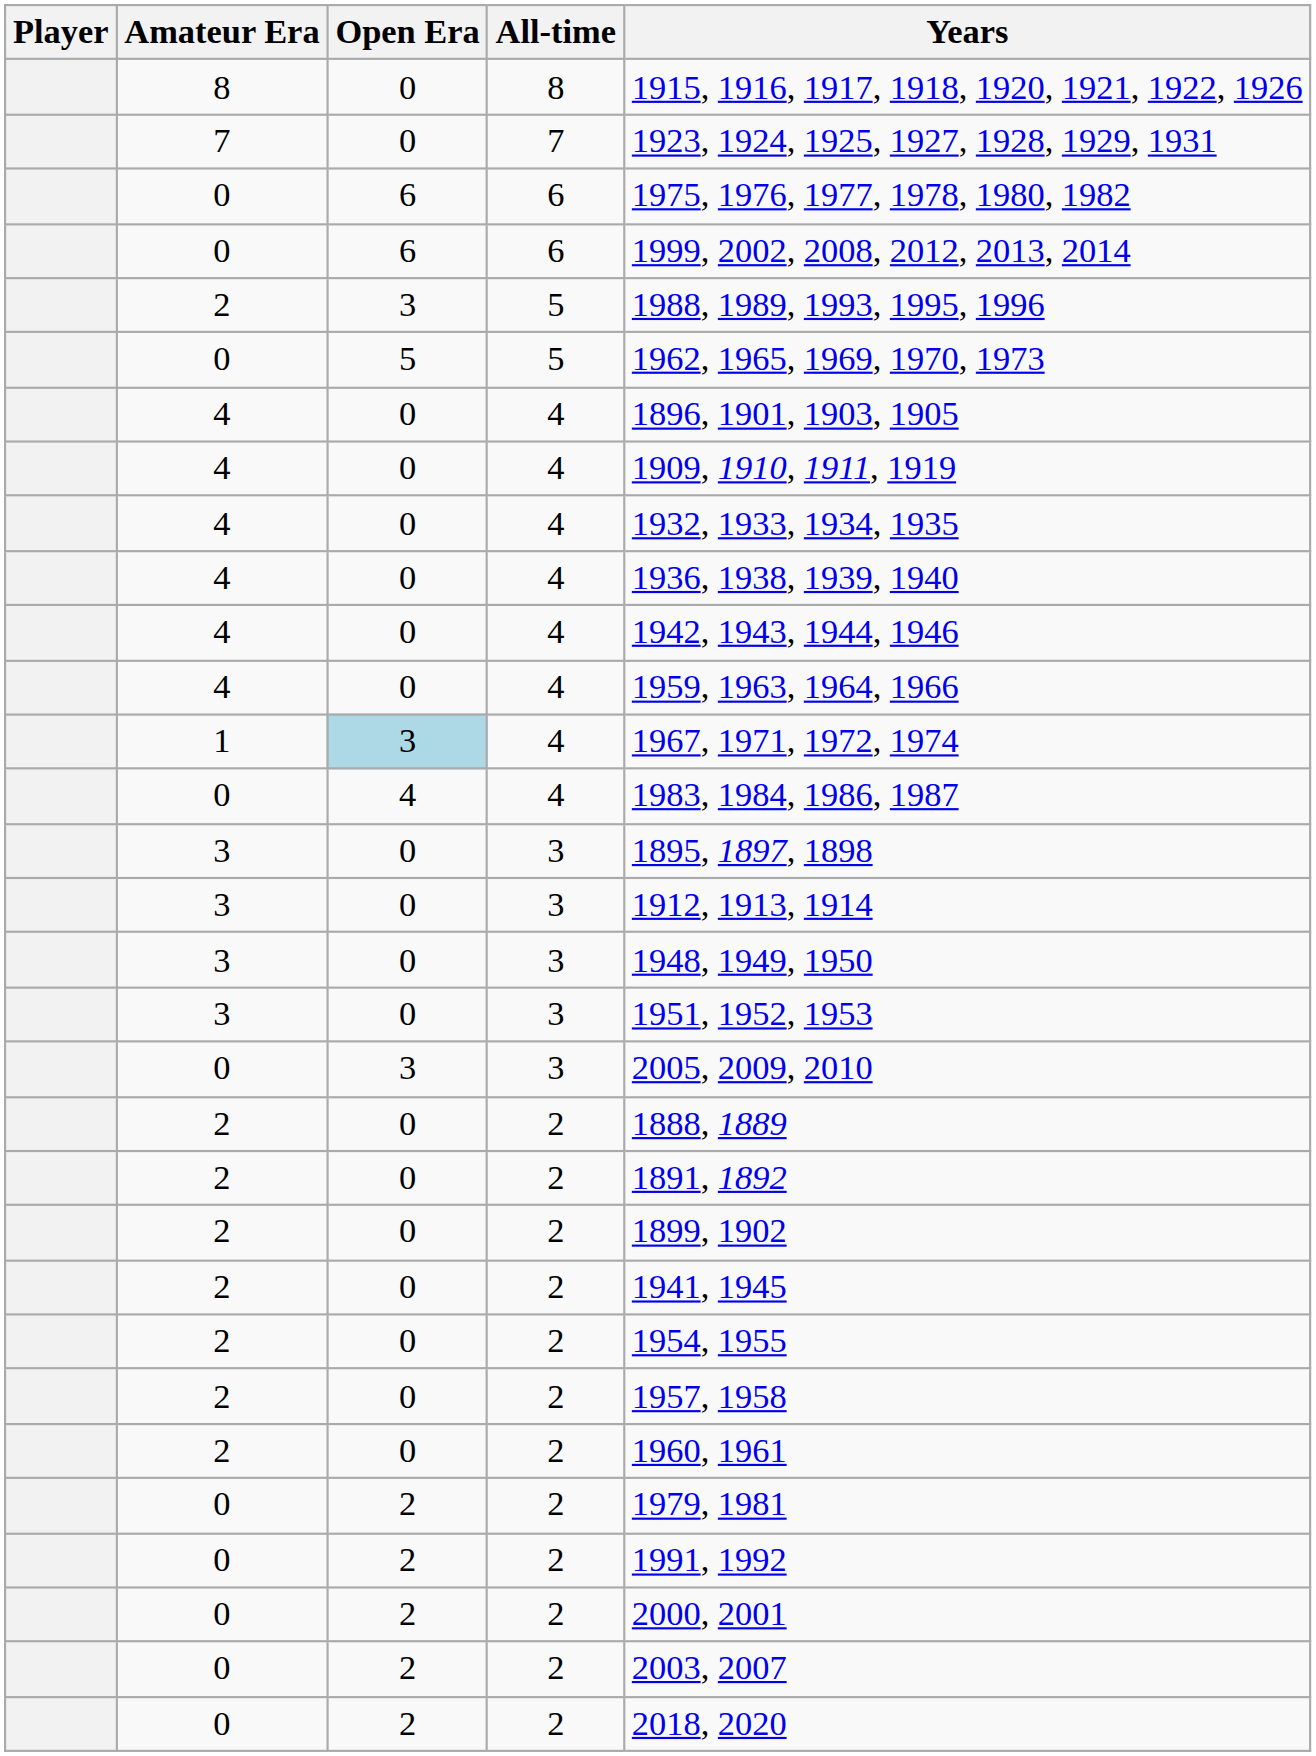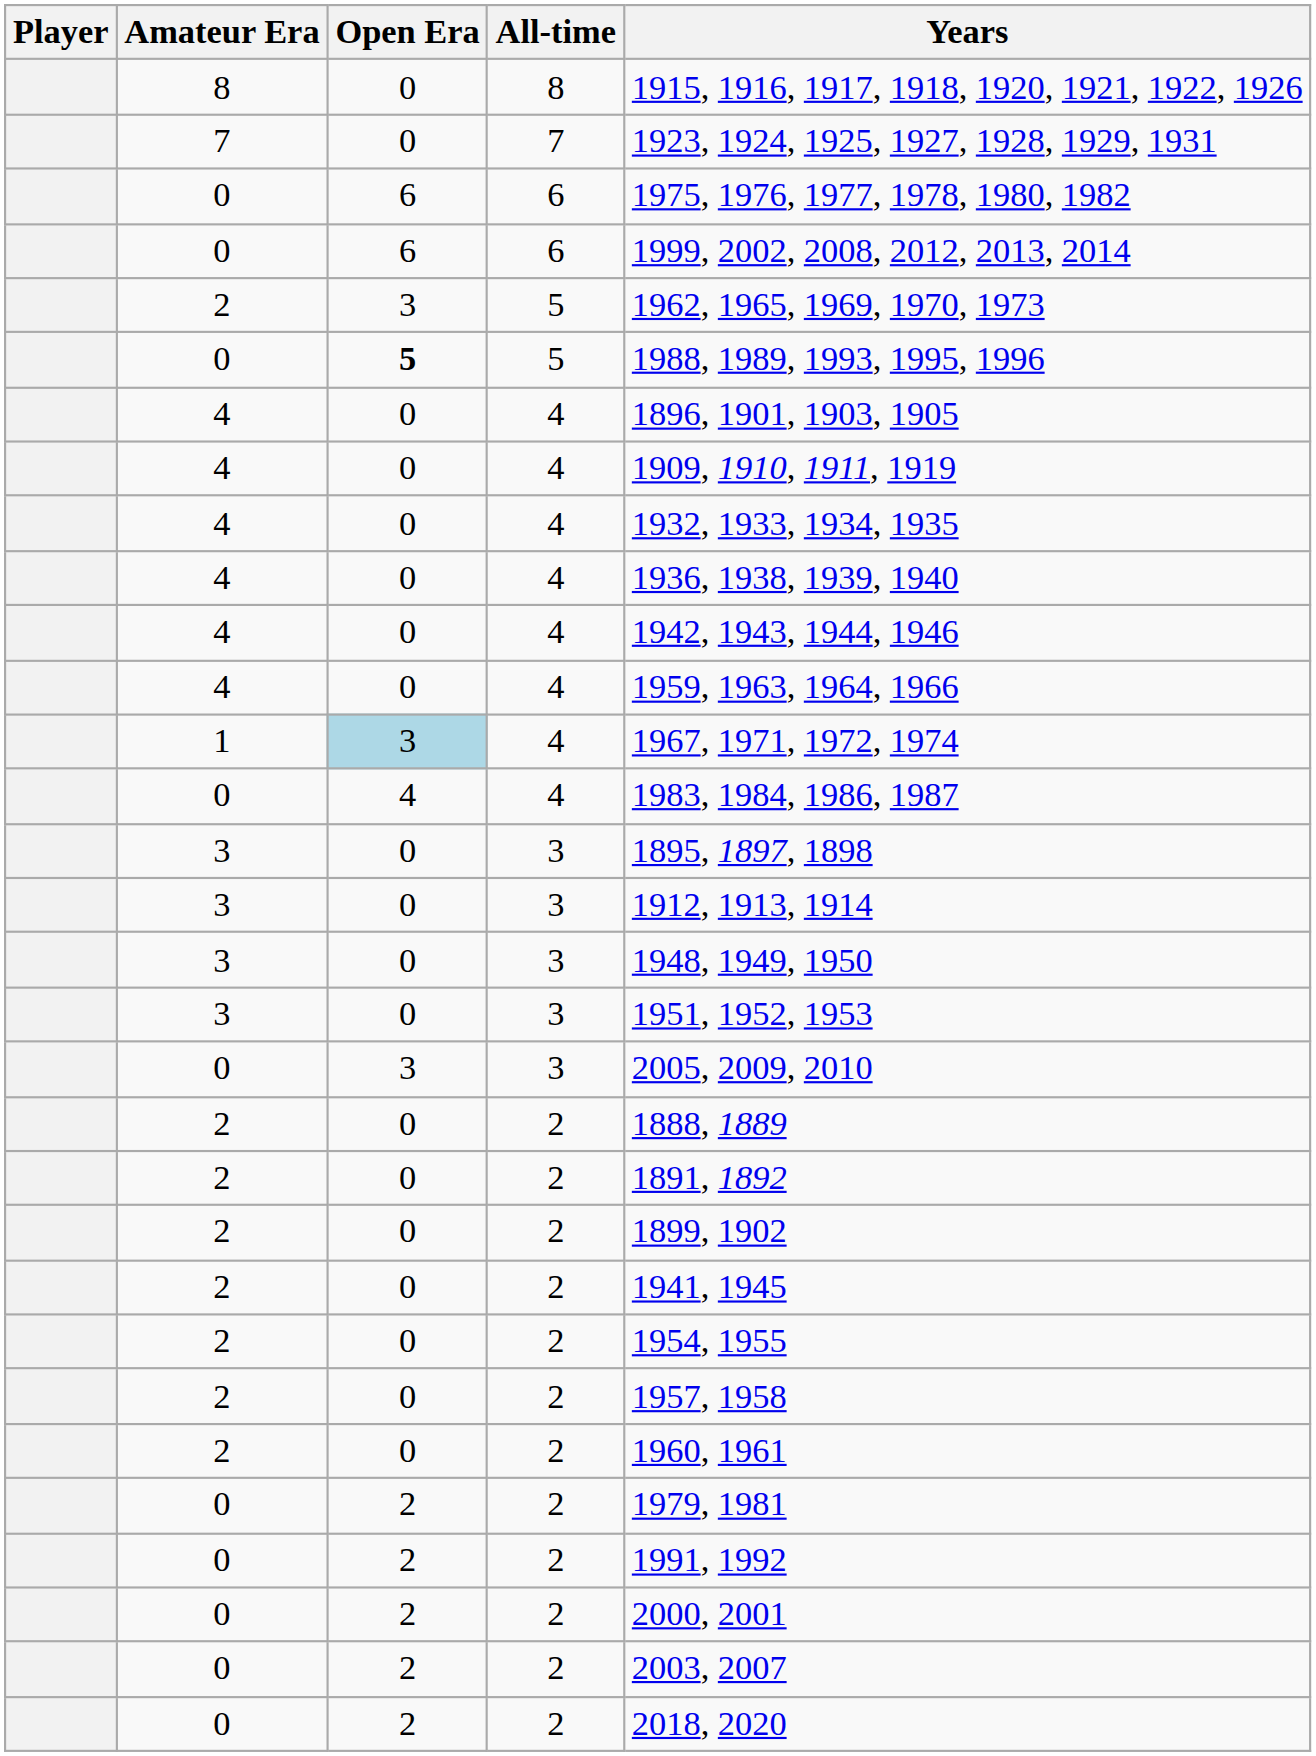(838, 304) 1988, 1989, 1993, 1995, 1996 -> (838, 304) 1962, 1965, 1969, 1970, 1973
(408, 359) normal -> (408, 359) bold
(838, 359) 1962, 1965, 1969, 1970, 1973 -> (838, 359) 1988, 1989, 1993, 1995, 1996
